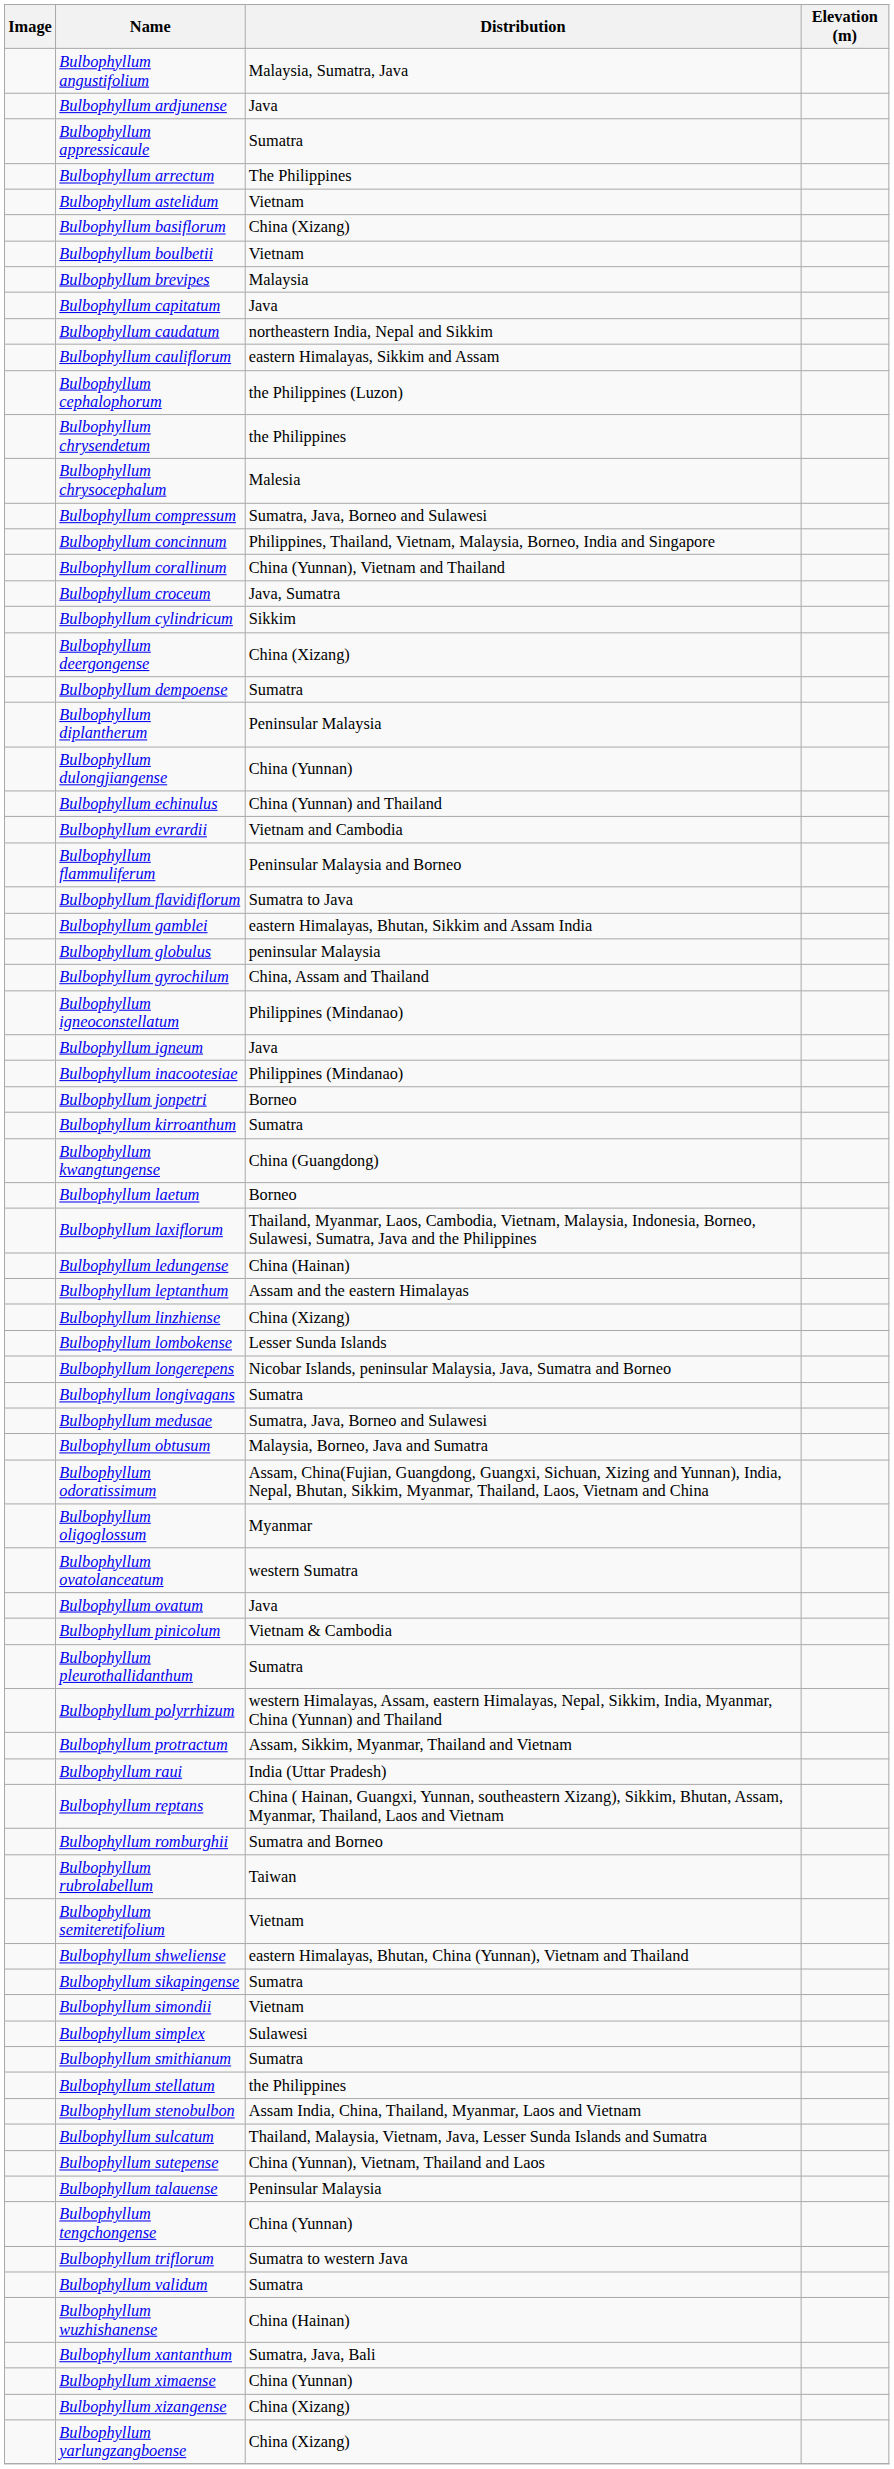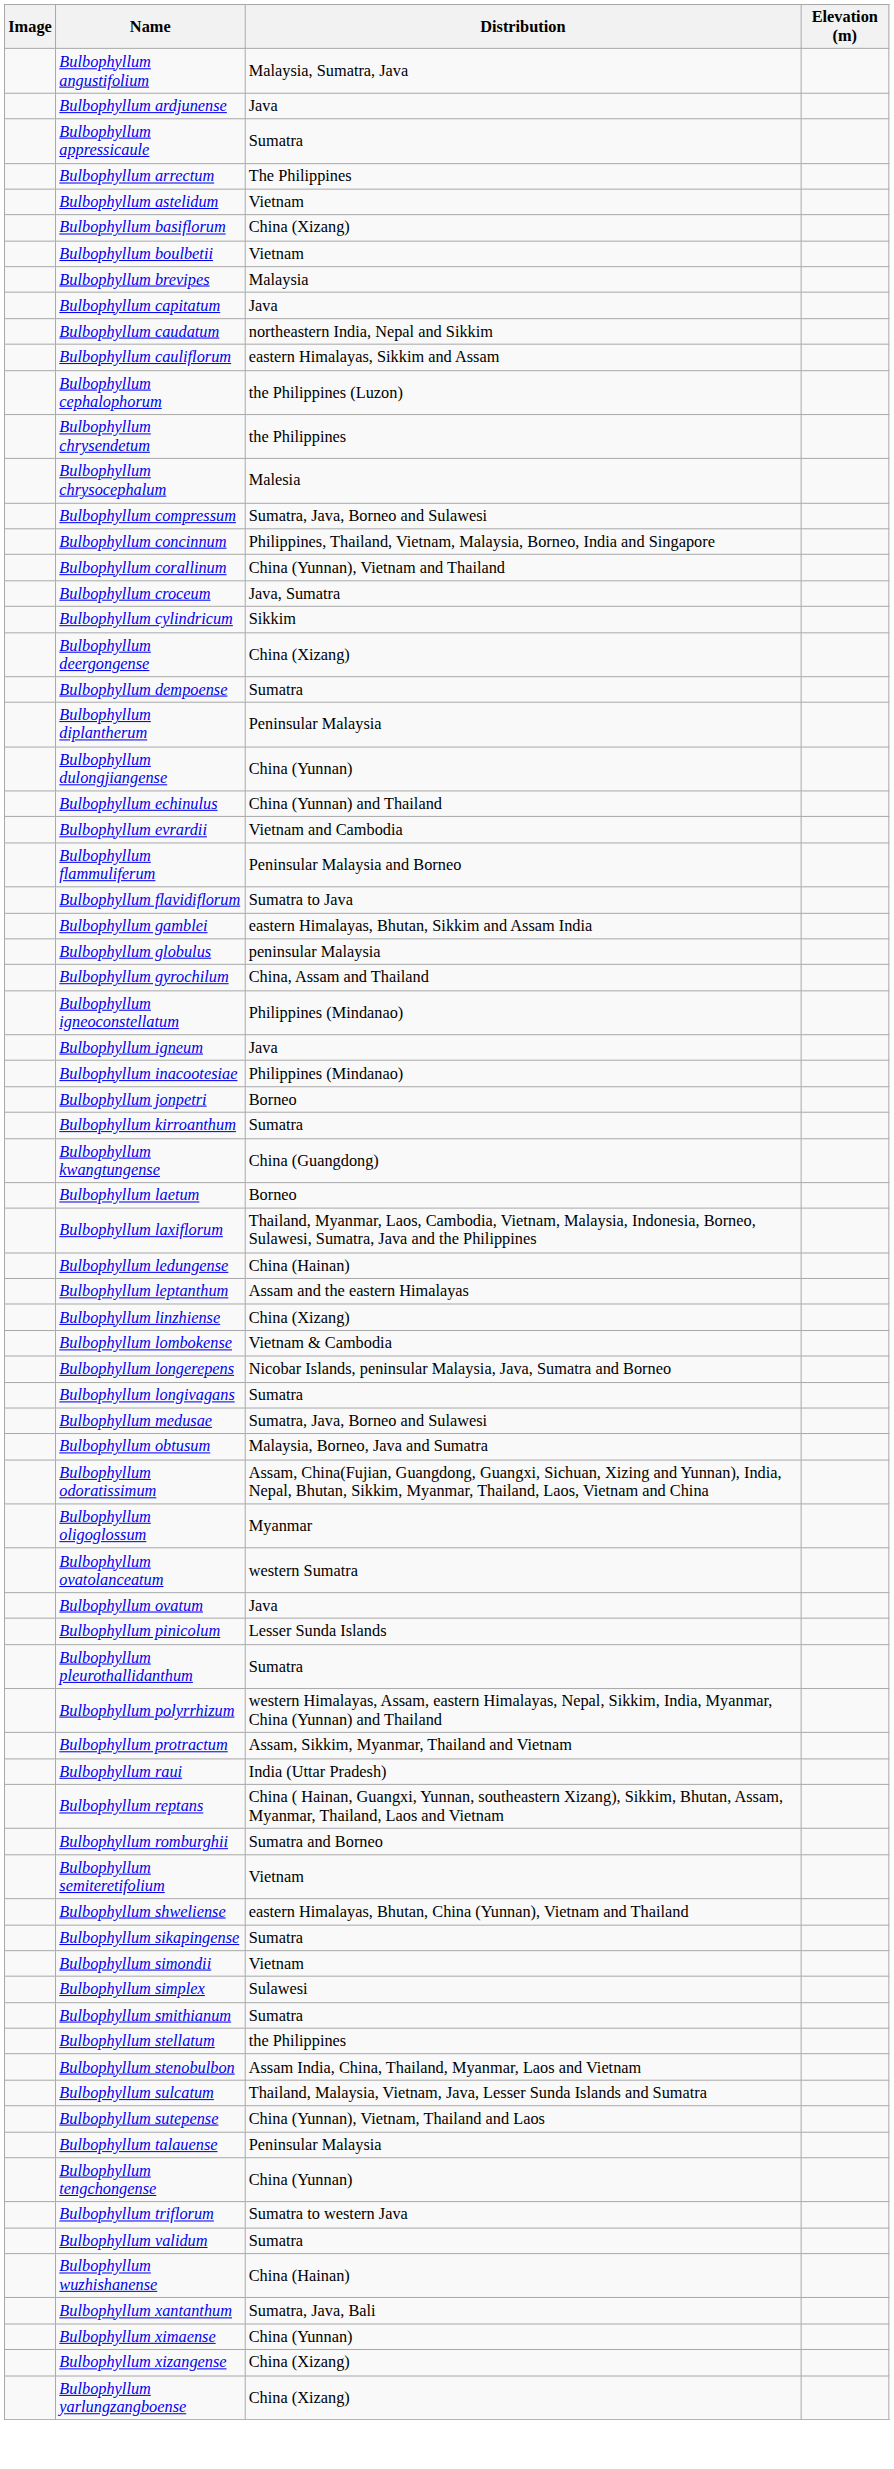(318, 1343) Lesser Sunda Islands -> (320, 1343) Vietnam & Cambodia
(320, 1631) Vietnam & Cambodia -> (318, 1631) Lesser Sunda Islands
- row: (106, 1876)
